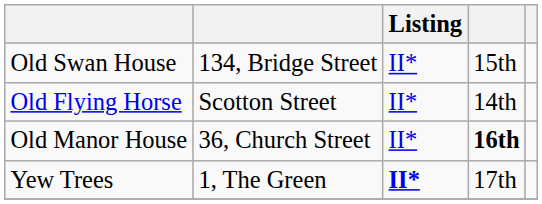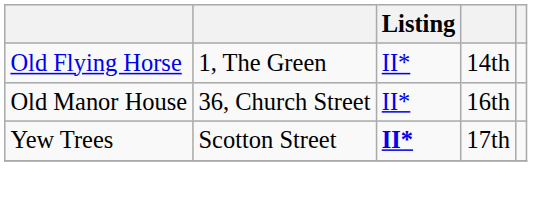- row: (93, 62)
(267, 101) Scotton Street -> (262, 62) 1, The Green
(496, 140) bold -> (488, 101) normal
(262, 179) 1, The Green -> (267, 140) Scotton Street
